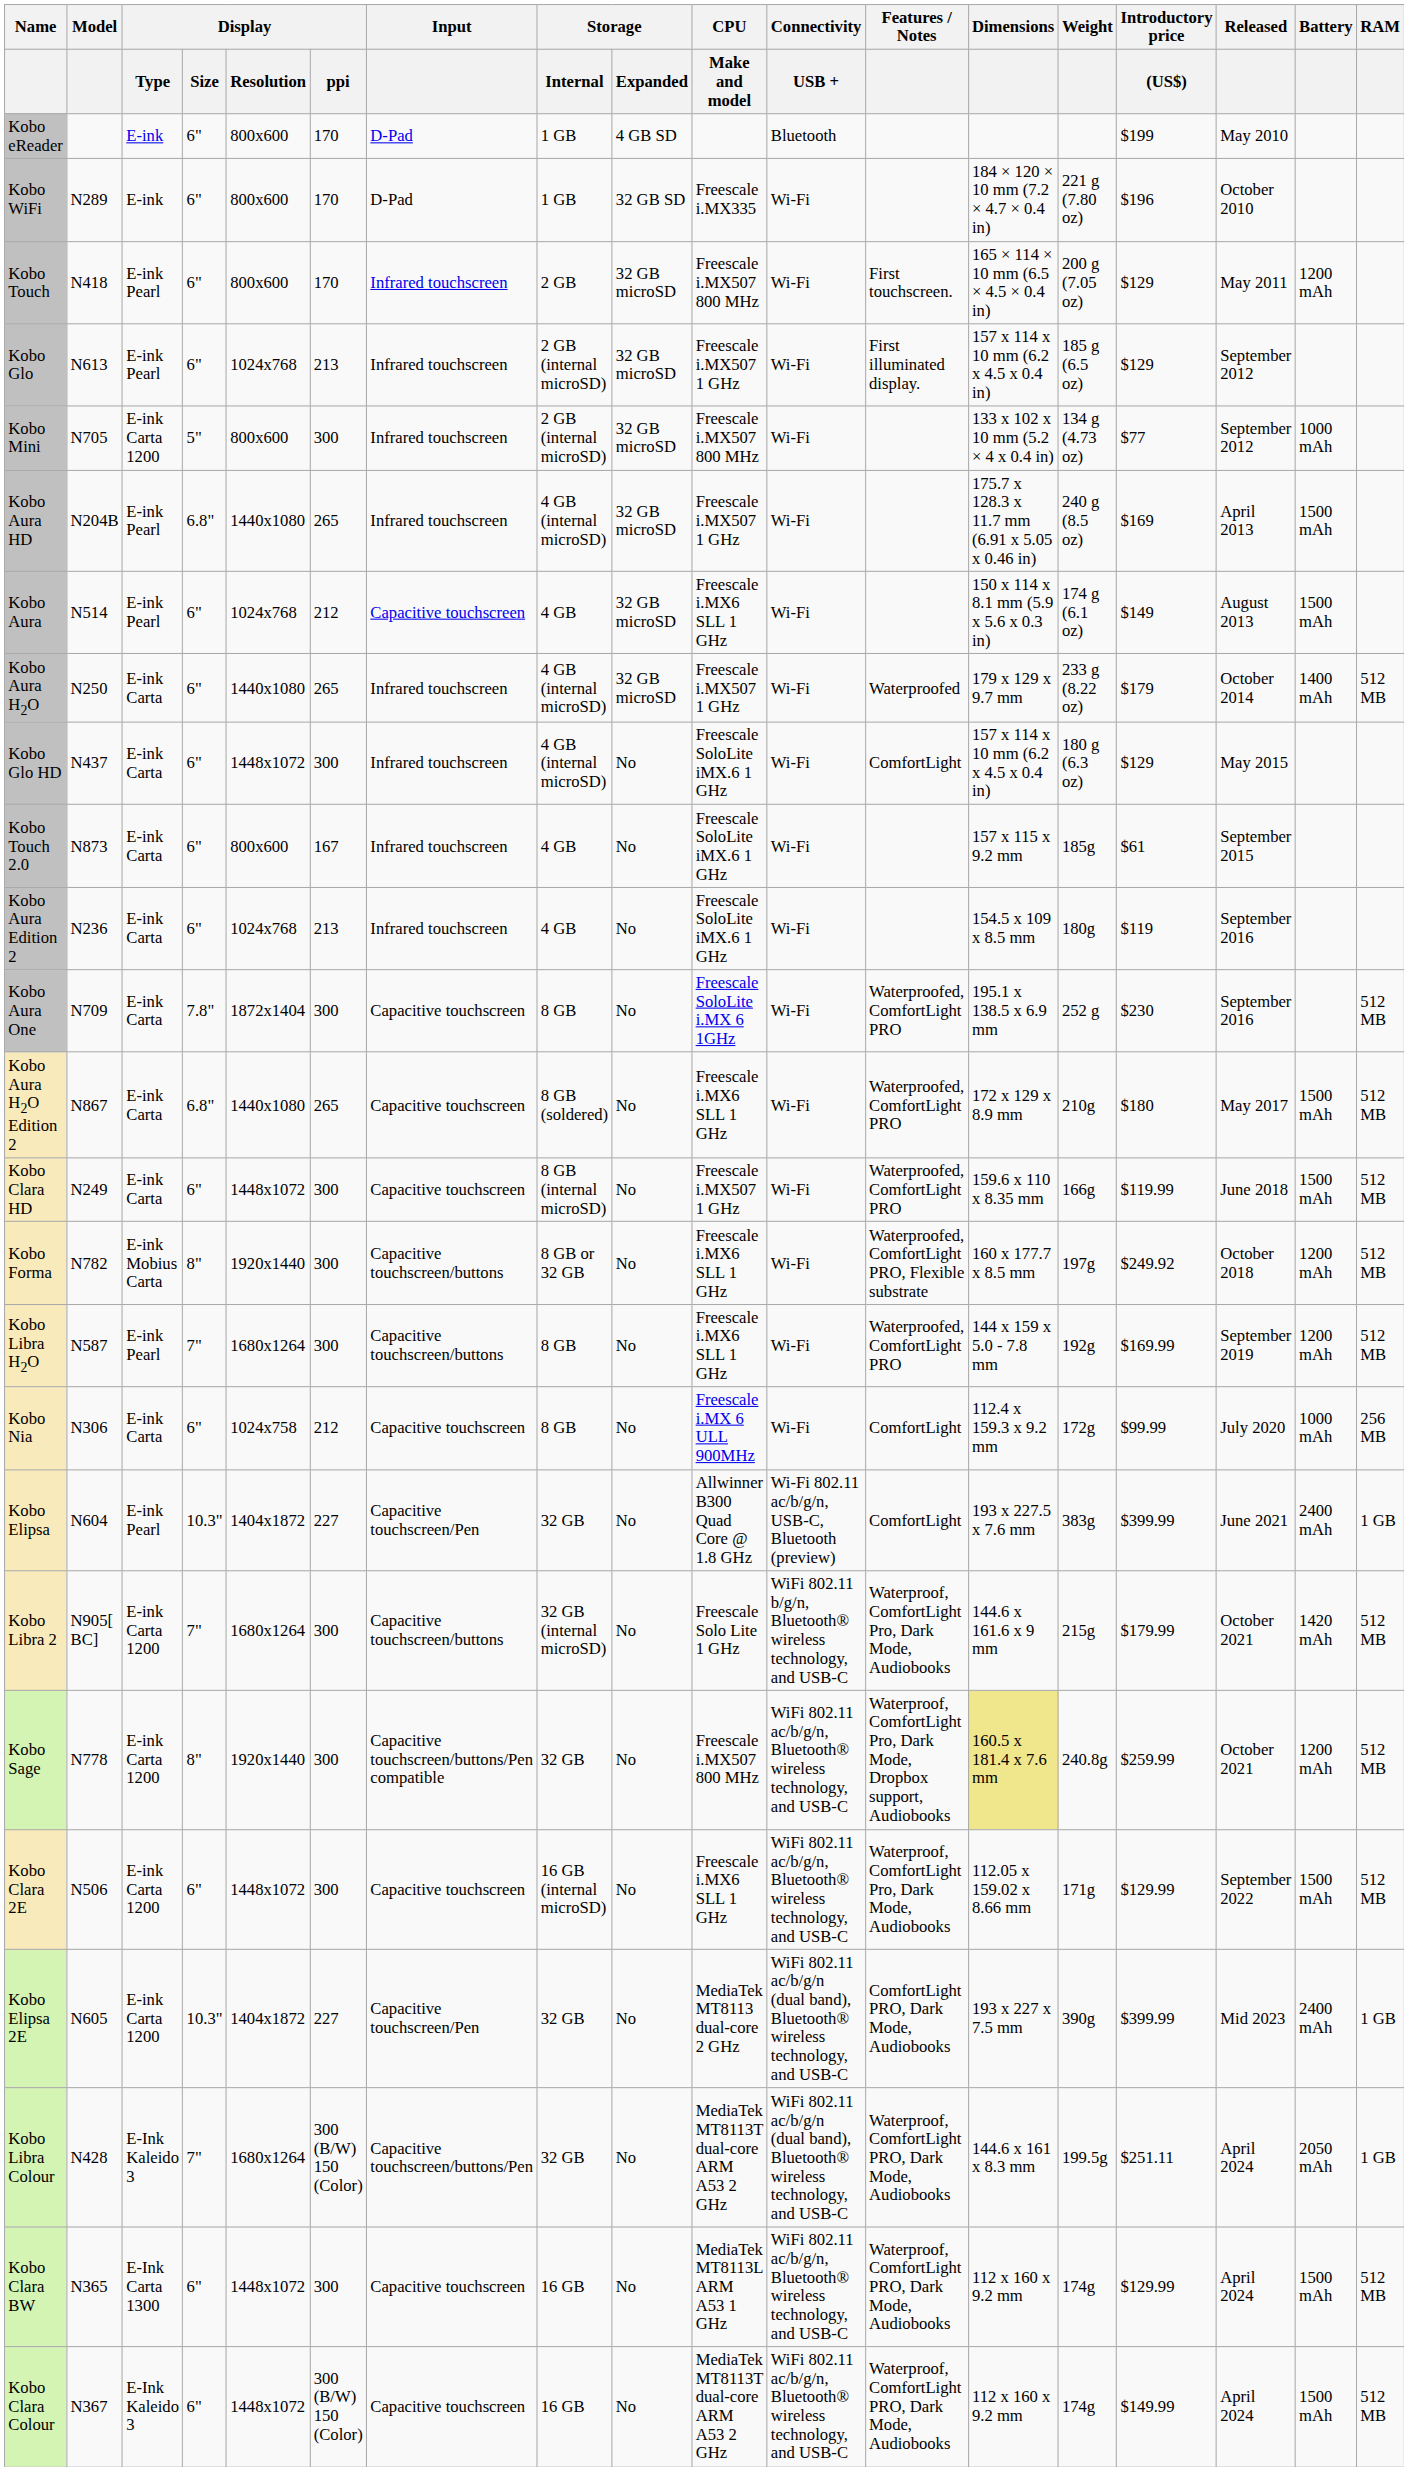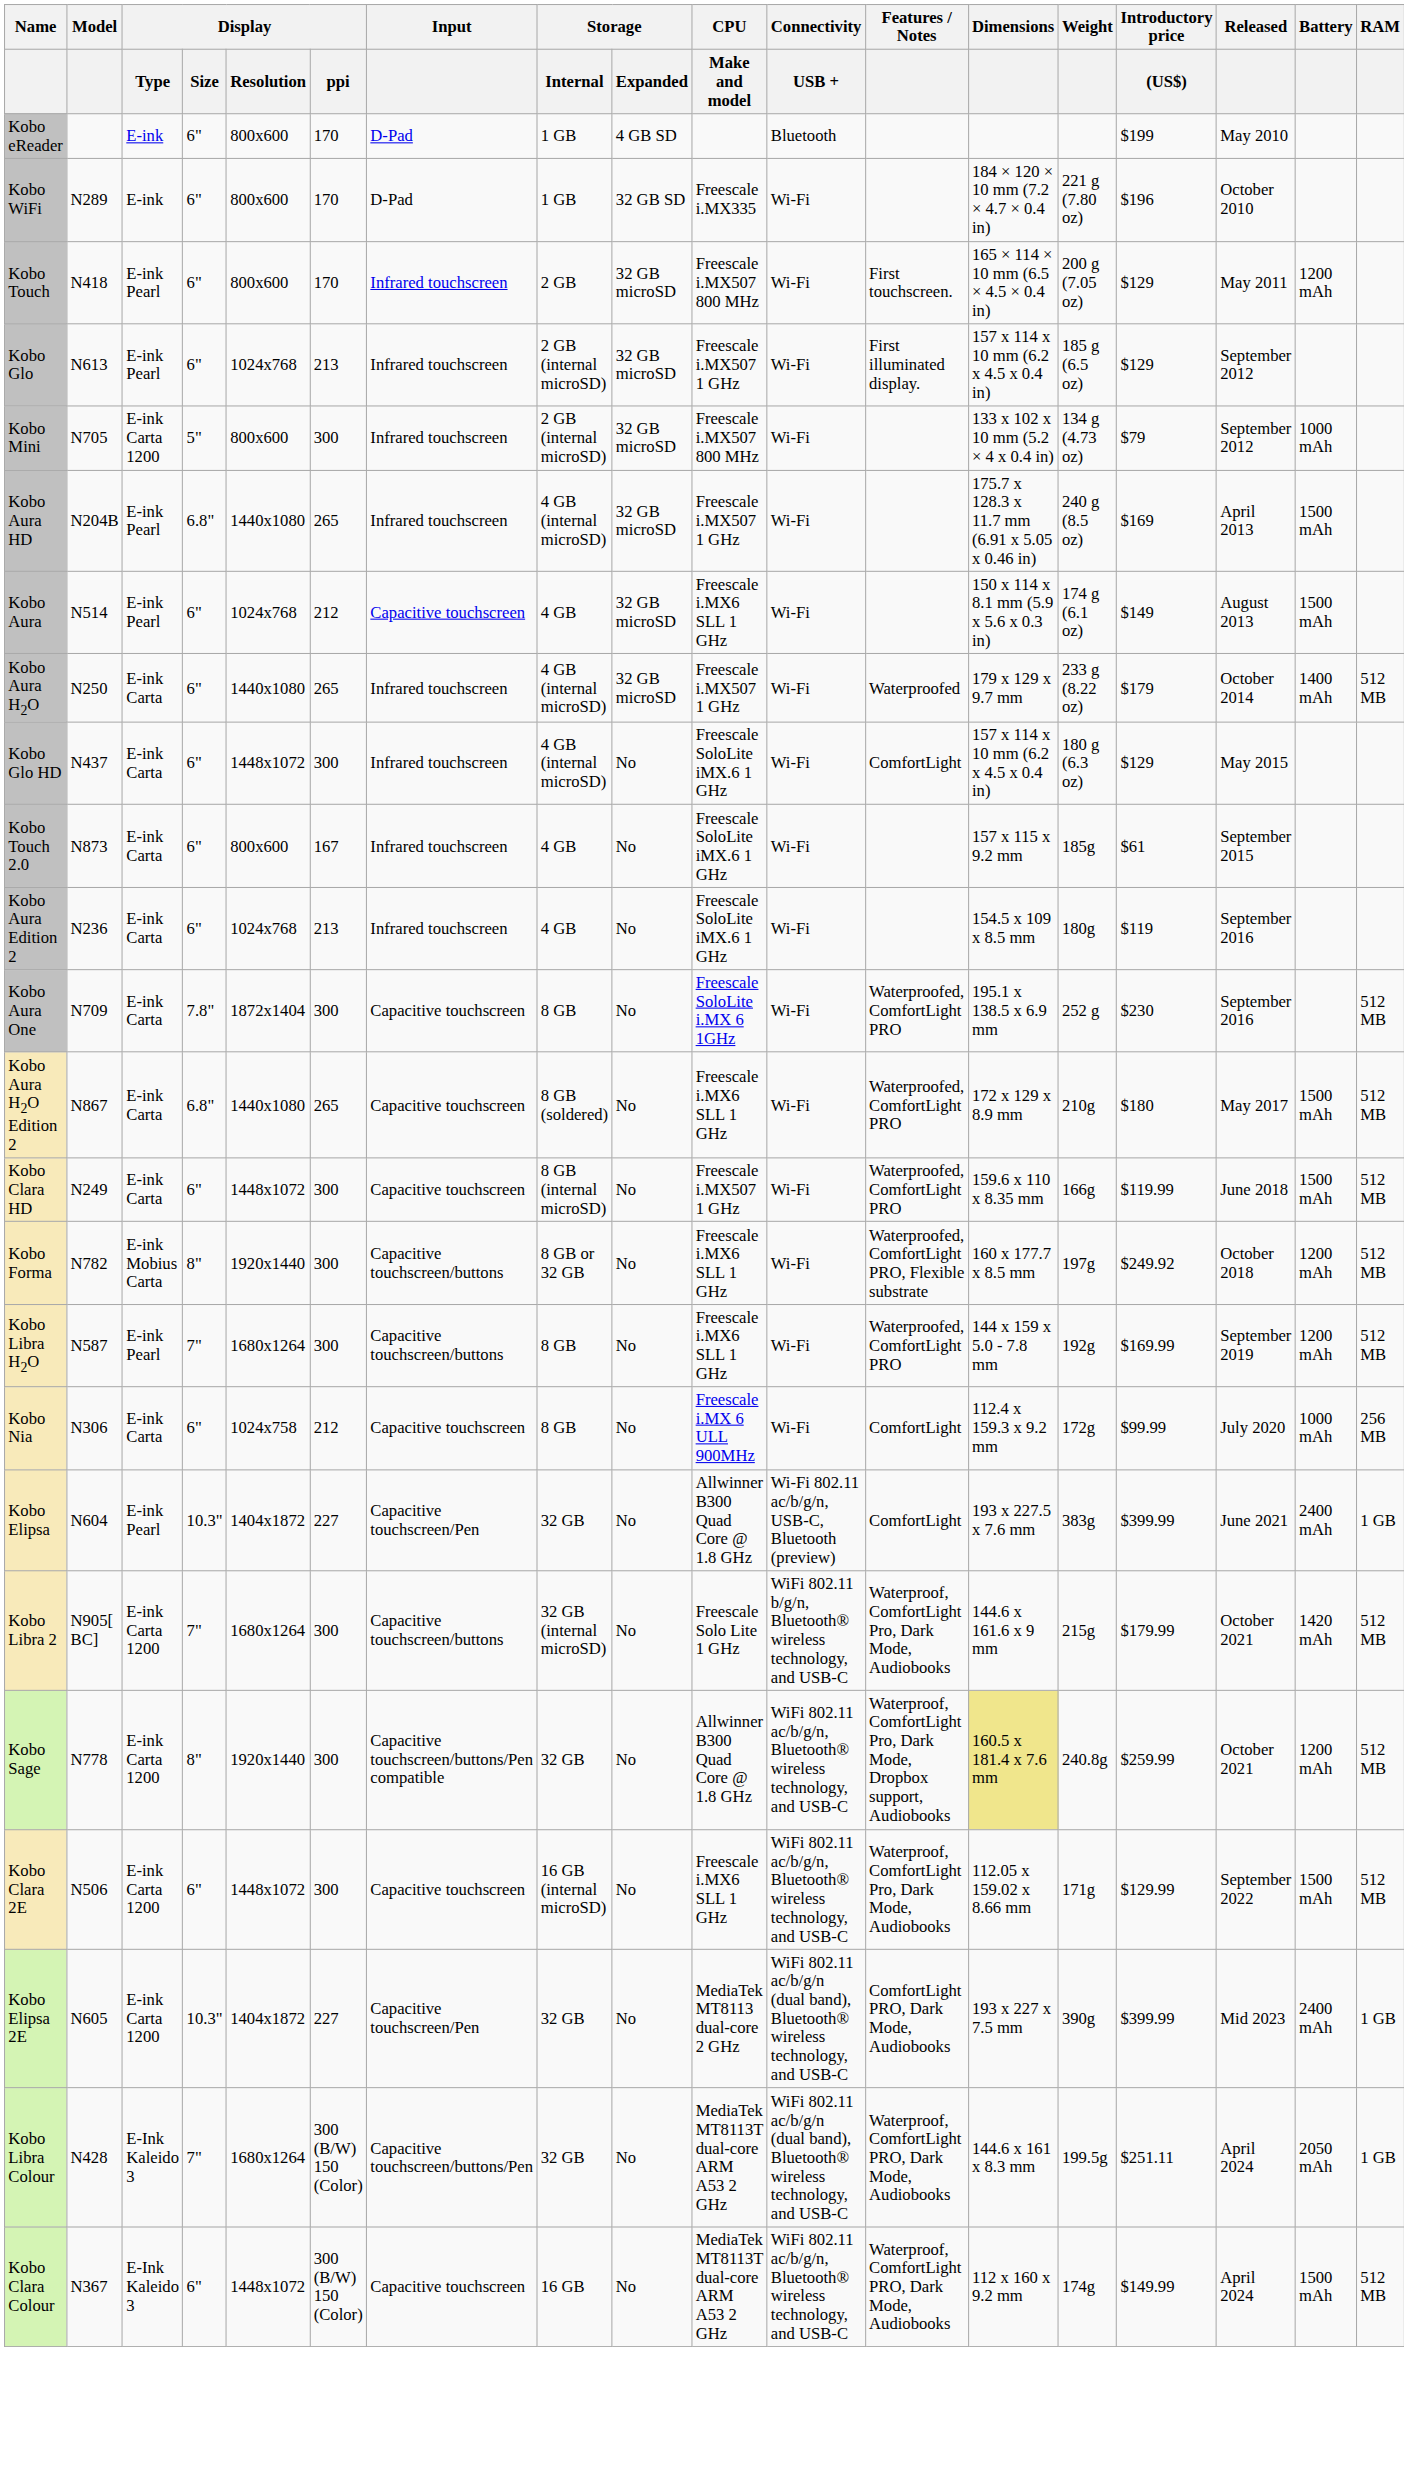(1133, 438) $77 -> (1133, 438) $79
(727, 1759) Freescale i.MX507 800 MHz -> (729, 1759) Allwinner B300 Quad Core @ 1.8 GHz
- row: (27, 2286)
